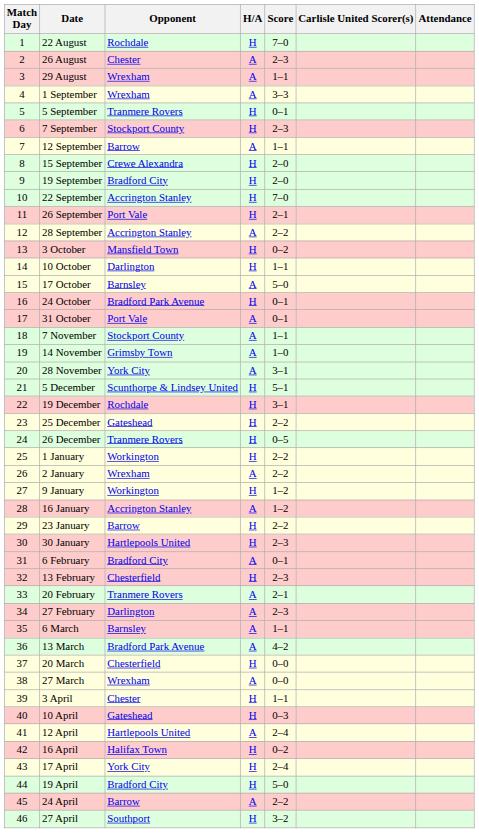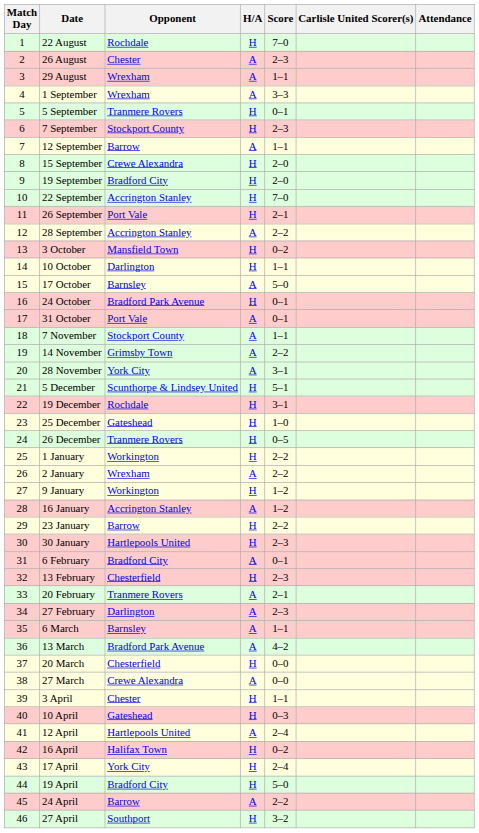(280, 353) 1–0 -> (280, 353) 2–2
(280, 422) 2–2 -> (280, 422) 1–0
(128, 681) Wrexham -> (145, 681) Crewe Alexandra
